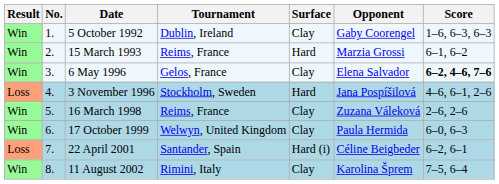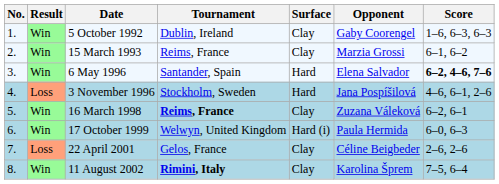columns swapped: (23, 13) <-> (54, 13)
(304, 52) Hard -> (303, 52) Clay
(193, 71) Gelos, France -> (200, 71) Santander, Spain
(303, 71) Clay -> (304, 71) Hard
(195, 110) normal -> (197, 110) bold
(447, 110) 2–6, 2–6 -> (447, 110) 6–2, 6–1
(303, 130) Clay -> (311, 130) Hard (i)
(200, 149) Santander, Spain -> (193, 149) Gelos, France
(311, 149) Hard (i) -> (303, 149) Clay
(447, 149) 6–2, 6–1 -> (447, 149) 2–6, 2–6
(191, 168) normal -> (193, 168) bold
